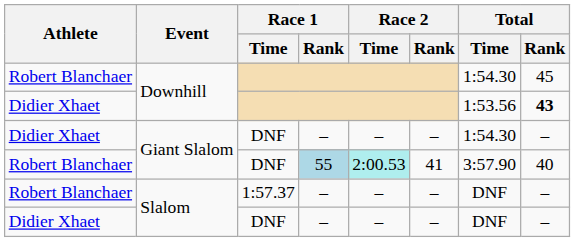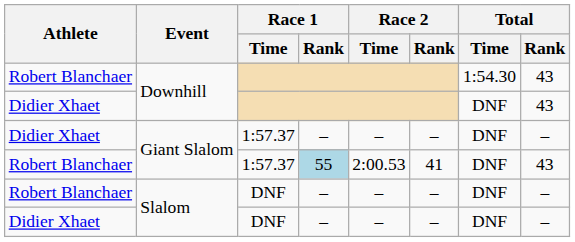(545, 77) 45 -> (545, 77) 43
(490, 106) 1:53.56 -> (490, 106) DNF
(545, 106) bold -> (545, 106) normal
(268, 135) DNF -> (268, 135) 1:57.37
(490, 135) 1:54.30 -> (490, 135) DNF
(268, 164) DNF -> (268, 164) 1:57.37
(379, 164) paleturquoise background -> (379, 164) no background
(490, 164) 3:57.90 -> (490, 164) DNF
(545, 164) 40 -> (545, 164) 43
(268, 193) 1:57.37 -> (268, 193) DNF
